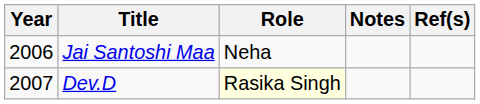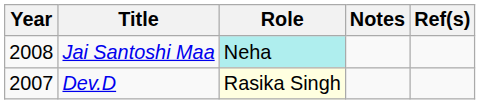(31, 51) 2006 -> (31, 51) 2008
(248, 51) no background -> (248, 51) paleturquoise background
